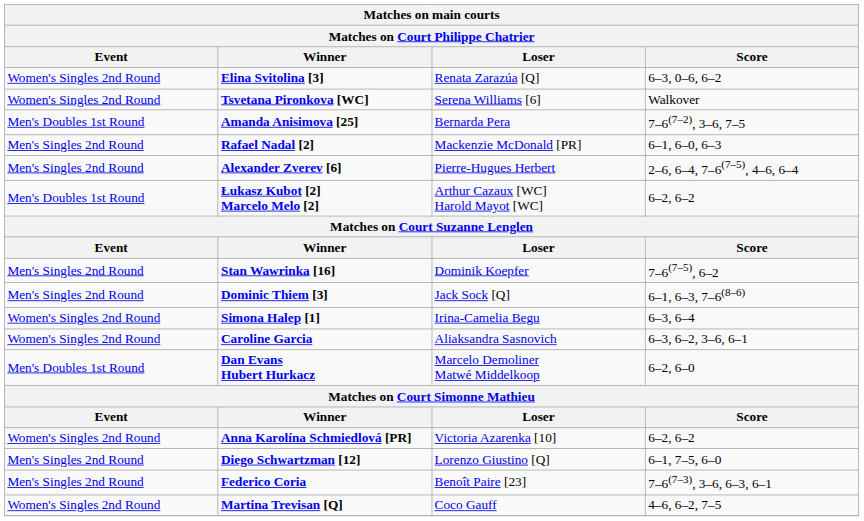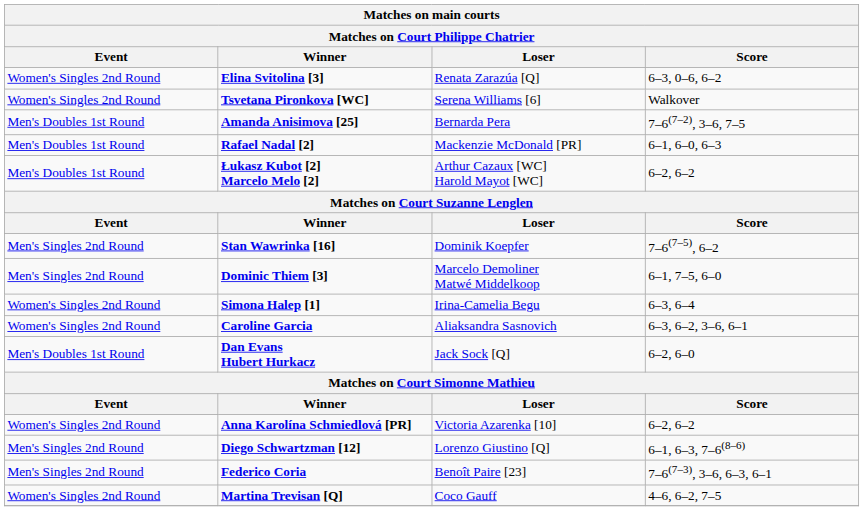(76, 144) Men's Singles 2nd Round -> (76, 144) Men's Doubles 1st Round
- row: (281, 167)
(472, 295) Jack Sock [Q] -> (487, 276) Marcelo Demoliner Matwé Middelkoop
(697, 295) 6–1, 6–3, 7–6(8–6) -> (685, 276) 6–1, 7–5, 6–0
(487, 367) Marcelo Demoliner Matwé Middelkoop -> (472, 354) Jack Sock [Q]
(685, 459) 6–1, 7–5, 6–0 -> (697, 447) 6–1, 6–3, 7–6(8–6)
